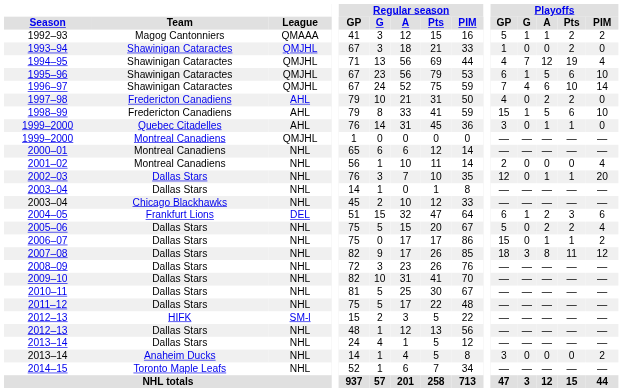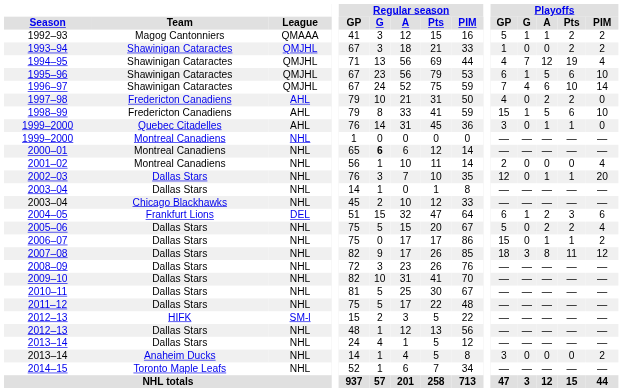(602, 48) 0 -> (602, 48) 2
(300, 138) QMJHL -> (300, 138) NHL
(380, 151) normal -> (380, 151) bold
